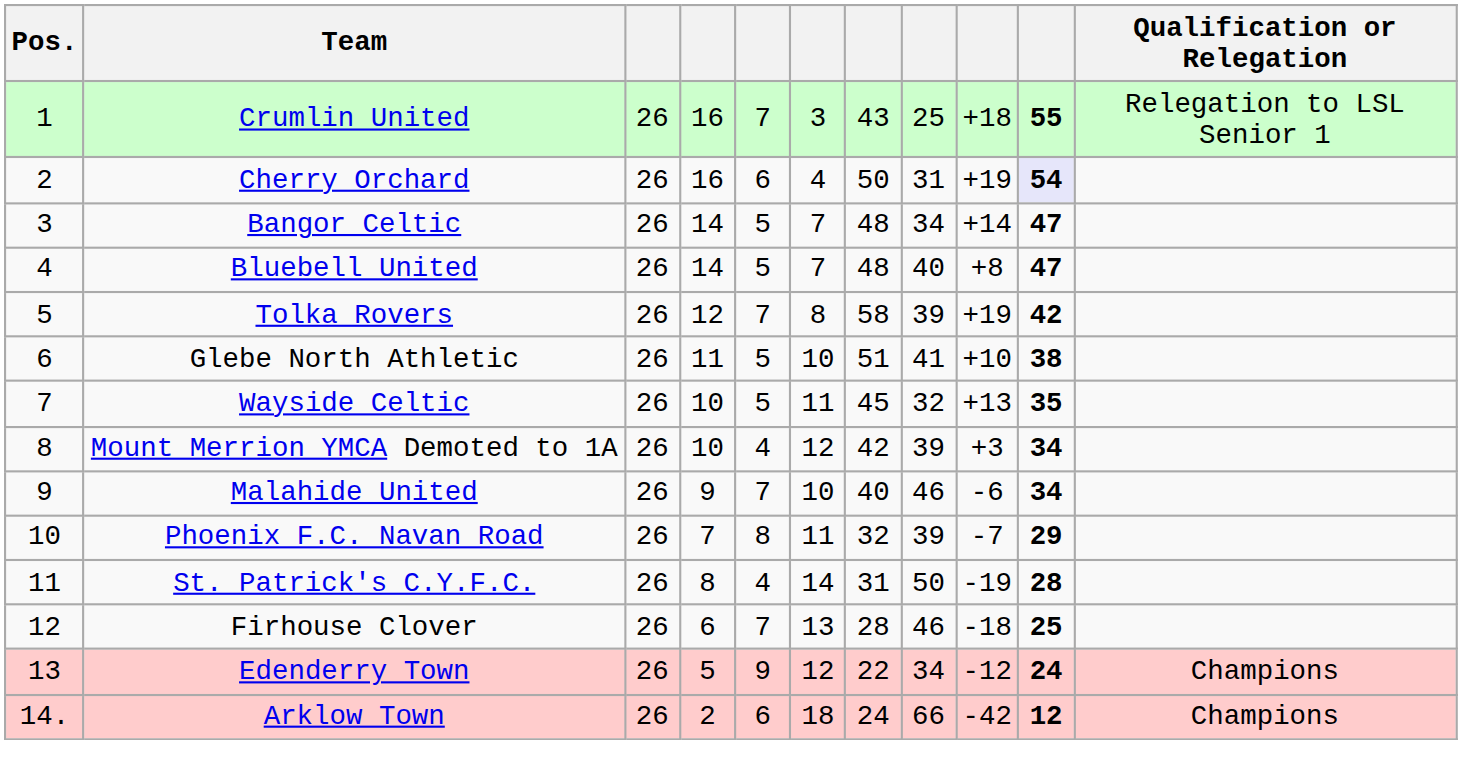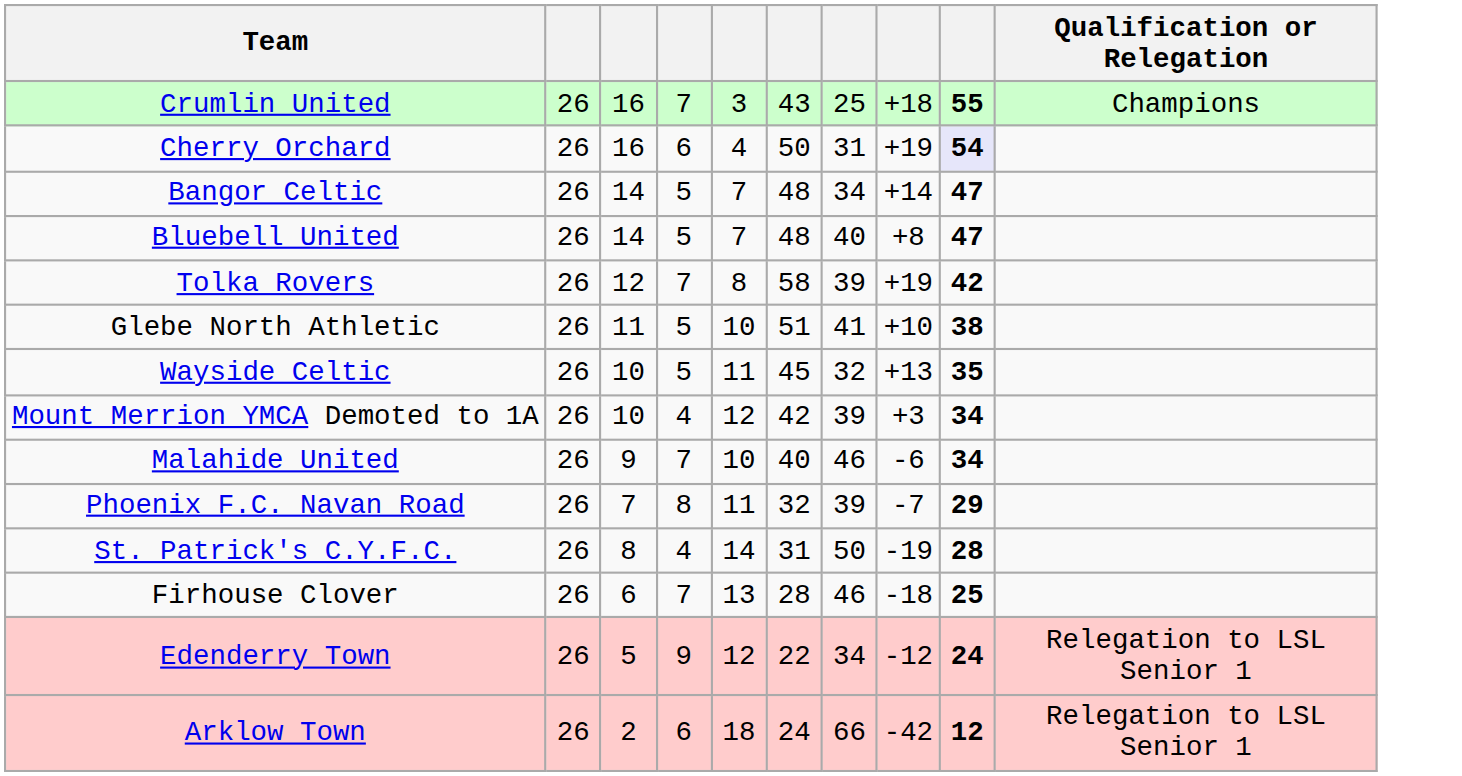- column: (45, 43)
(1265, 120) Relegation to LSL Senior 1 -> (1186, 104) Champions
(1265, 672) Champions -> (1186, 656) Relegation to LSL Senior 1
(1265, 717) Champions -> (1186, 732) Relegation to LSL Senior 1
